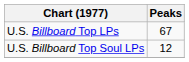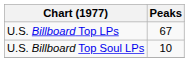(166, 48) 12 -> (166, 48) 10
